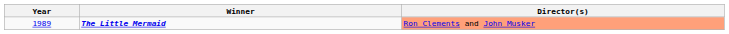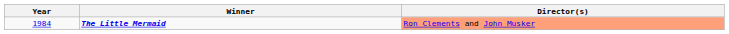(42, 23) 1989 -> (42, 23) 1984
